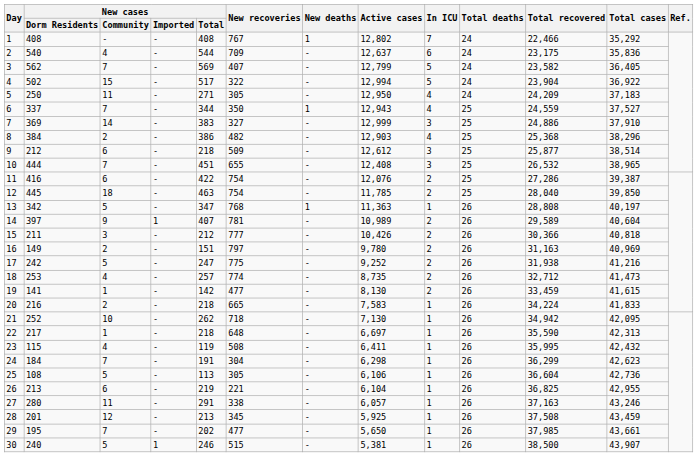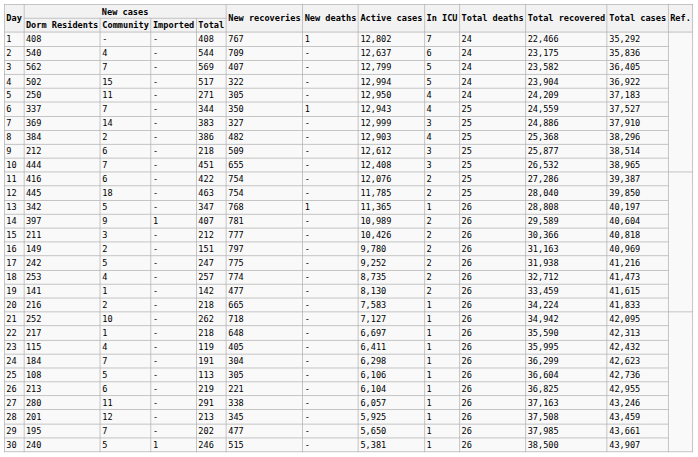(376, 207) 11,363 -> (376, 207) 11,365
(373, 319) 7,130 -> (373, 319) 7,127
(236, 347) 508 -> (236, 347) 405
